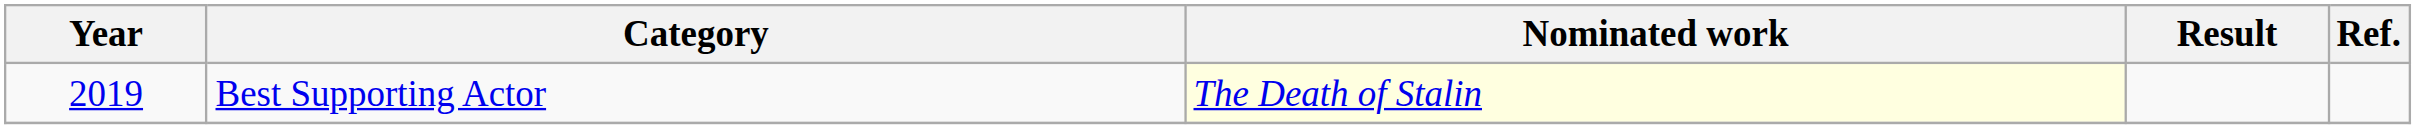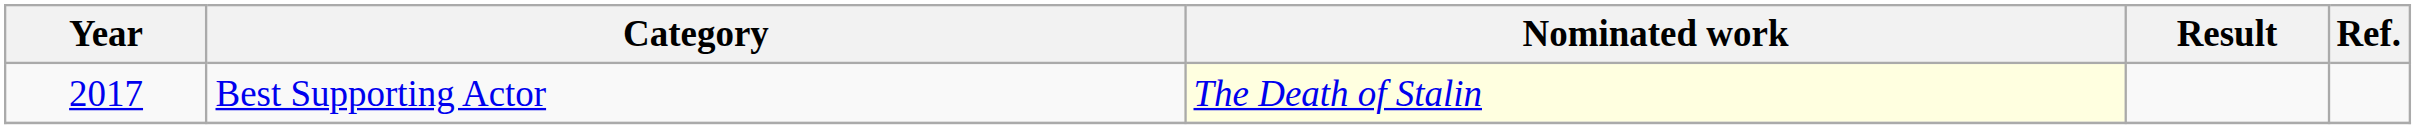(106, 92) 2019 -> (106, 92) 2017
